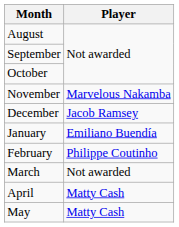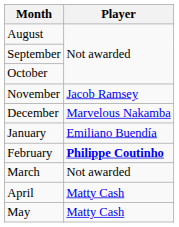(119, 93) Marvelous Nakamba -> (102, 93) Jacob Ramsey
(102, 113) Jacob Ramsey -> (119, 113) Marvelous Nakamba
(112, 152) normal -> (115, 152) bold
